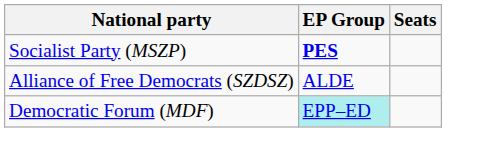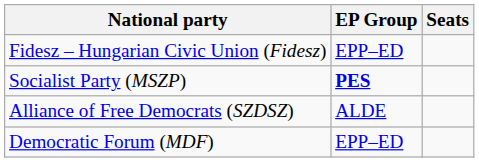+ row: (168, 50)
(337, 111) paleturquoise background -> (369, 141) no background
